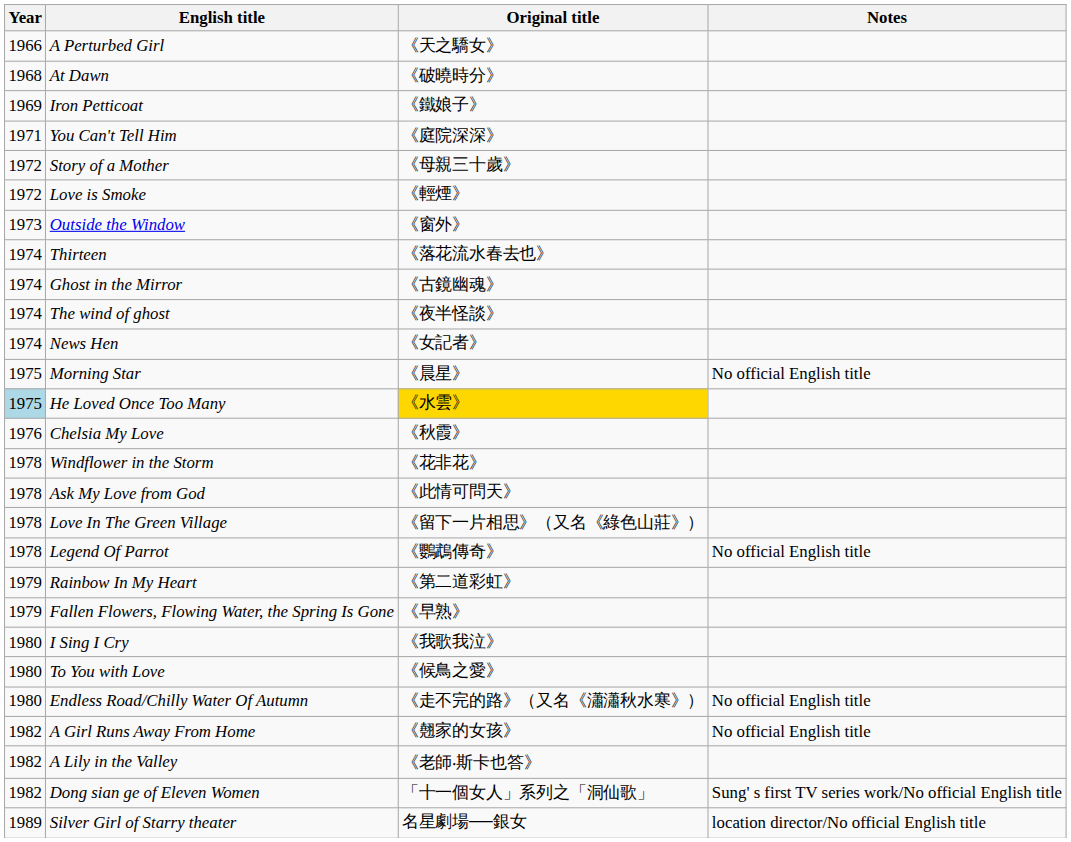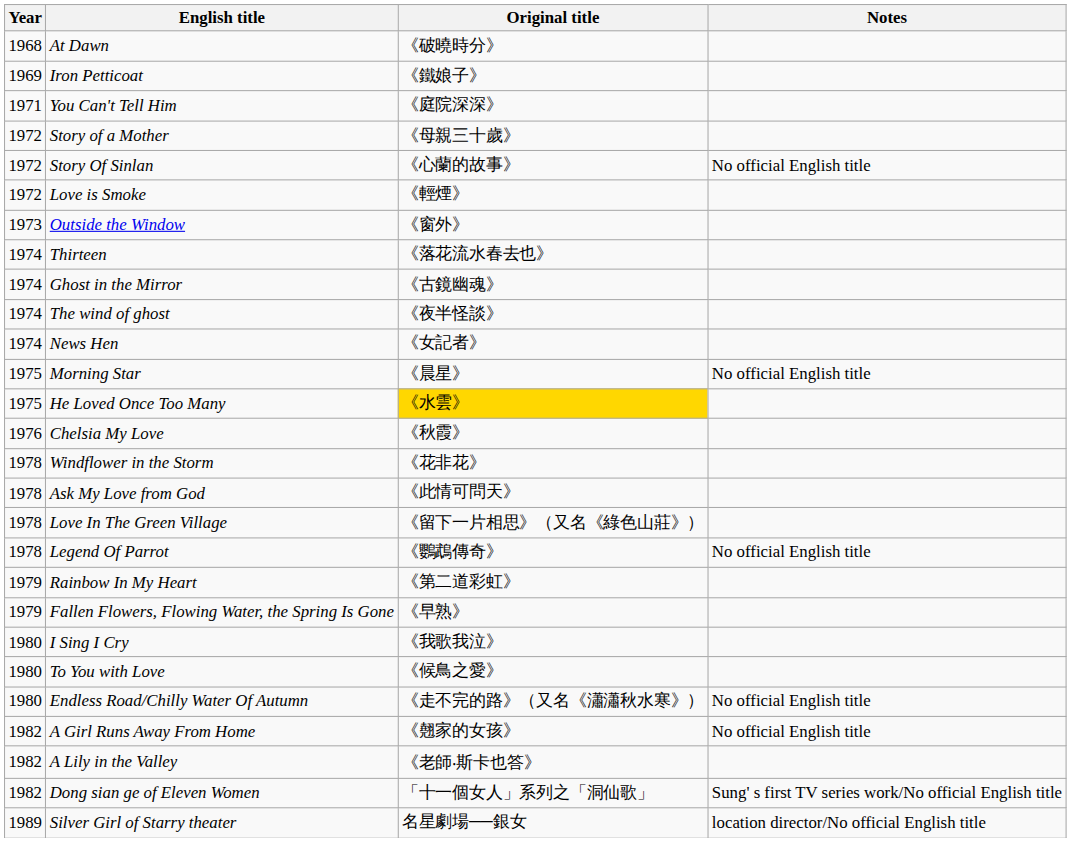- row: (107, 46)
+ row: (102, 165)
(25, 403) lightblue background -> (25, 403) no background
